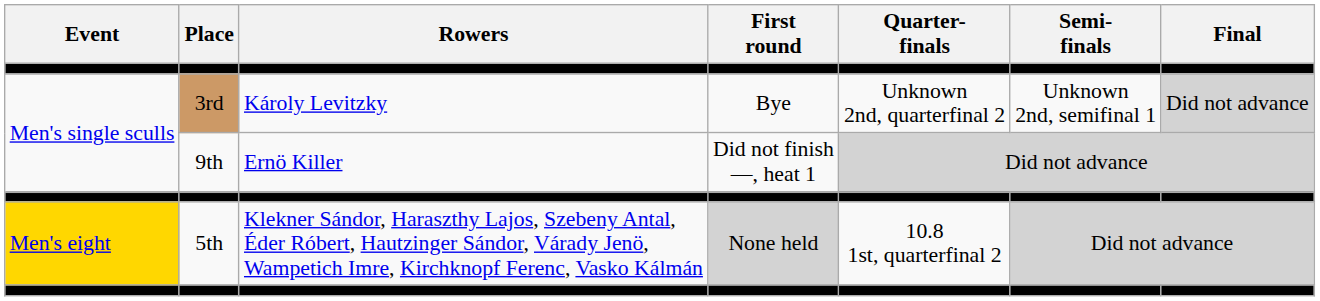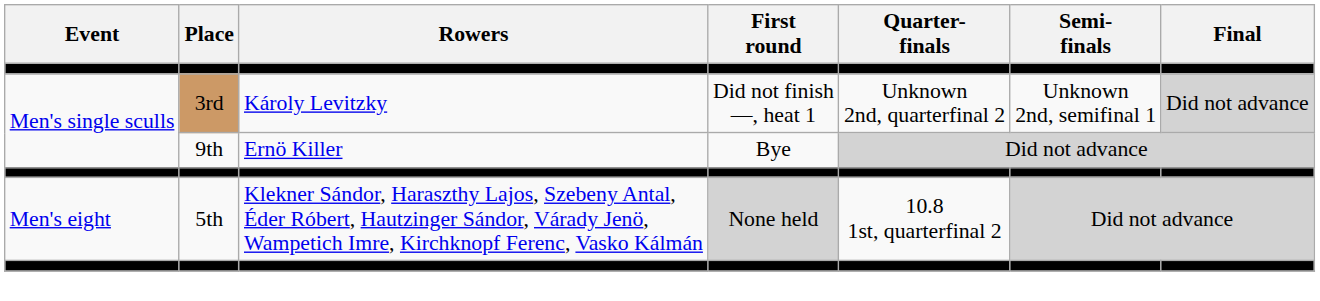(773, 103) Bye -> (773, 103) Did not finish —, heat 1
(773, 162) Did not finish —, heat 1 -> (773, 149) Bye
(60, 243) gold background -> (60, 218) no background
